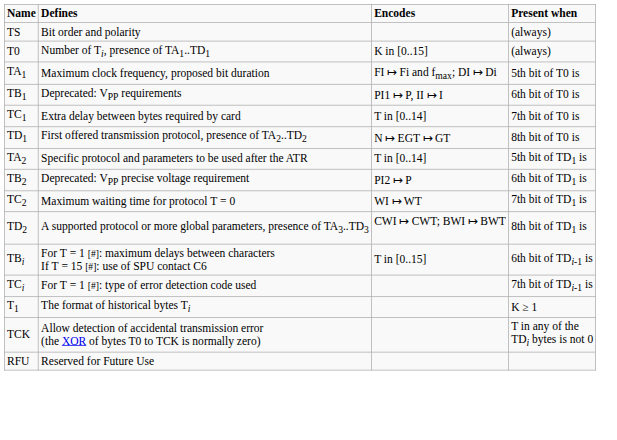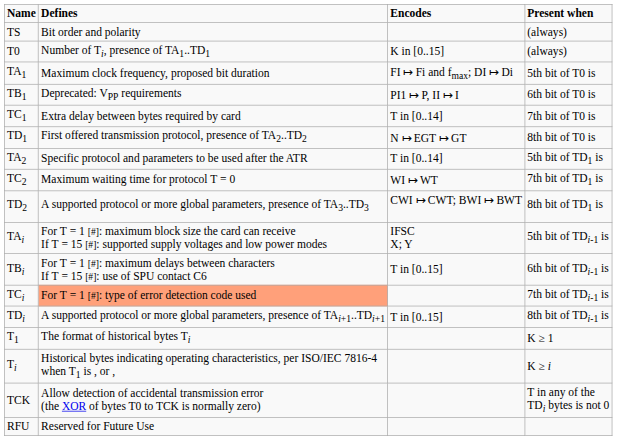- row: (17, 180)
+ row: (16, 238)
(149, 285) no background -> (149, 295) lightsalmon background
+ row: (16, 317)
+ row: (12, 366)
